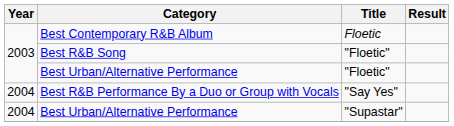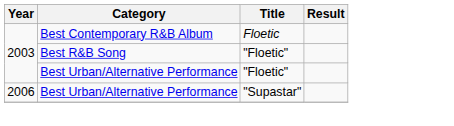- row: (190, 92)
(21, 111) 2004 -> (21, 92) 2006
